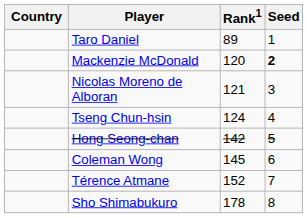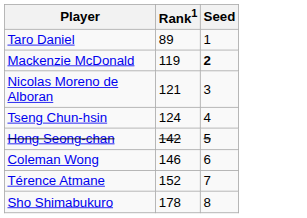- column: (37, 16)
(234, 60) 120 -> (169, 60) 119
(234, 159) 145 -> (170, 159) 146
